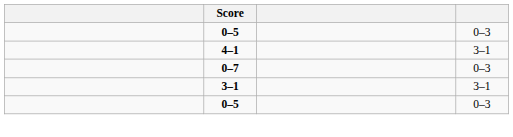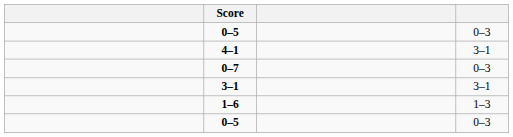+ row: (230, 104)
